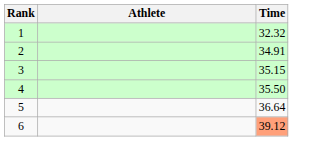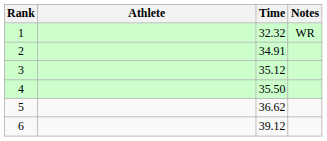+ column: (305, 13)
(272, 70) 35.15 -> (272, 70) 35.12
(272, 107) 36.64 -> (272, 107) 36.62
(272, 126) lightsalmon background -> (272, 126) no background
